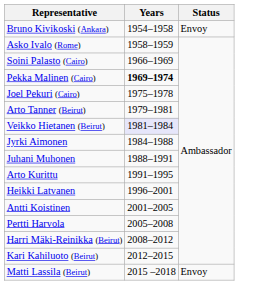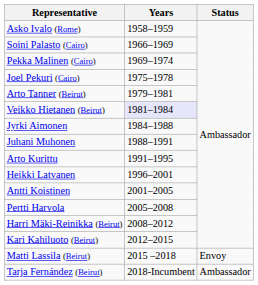- row: (58, 28)
(150, 77) bold -> (150, 61) normal
+ row: (55, 272)
